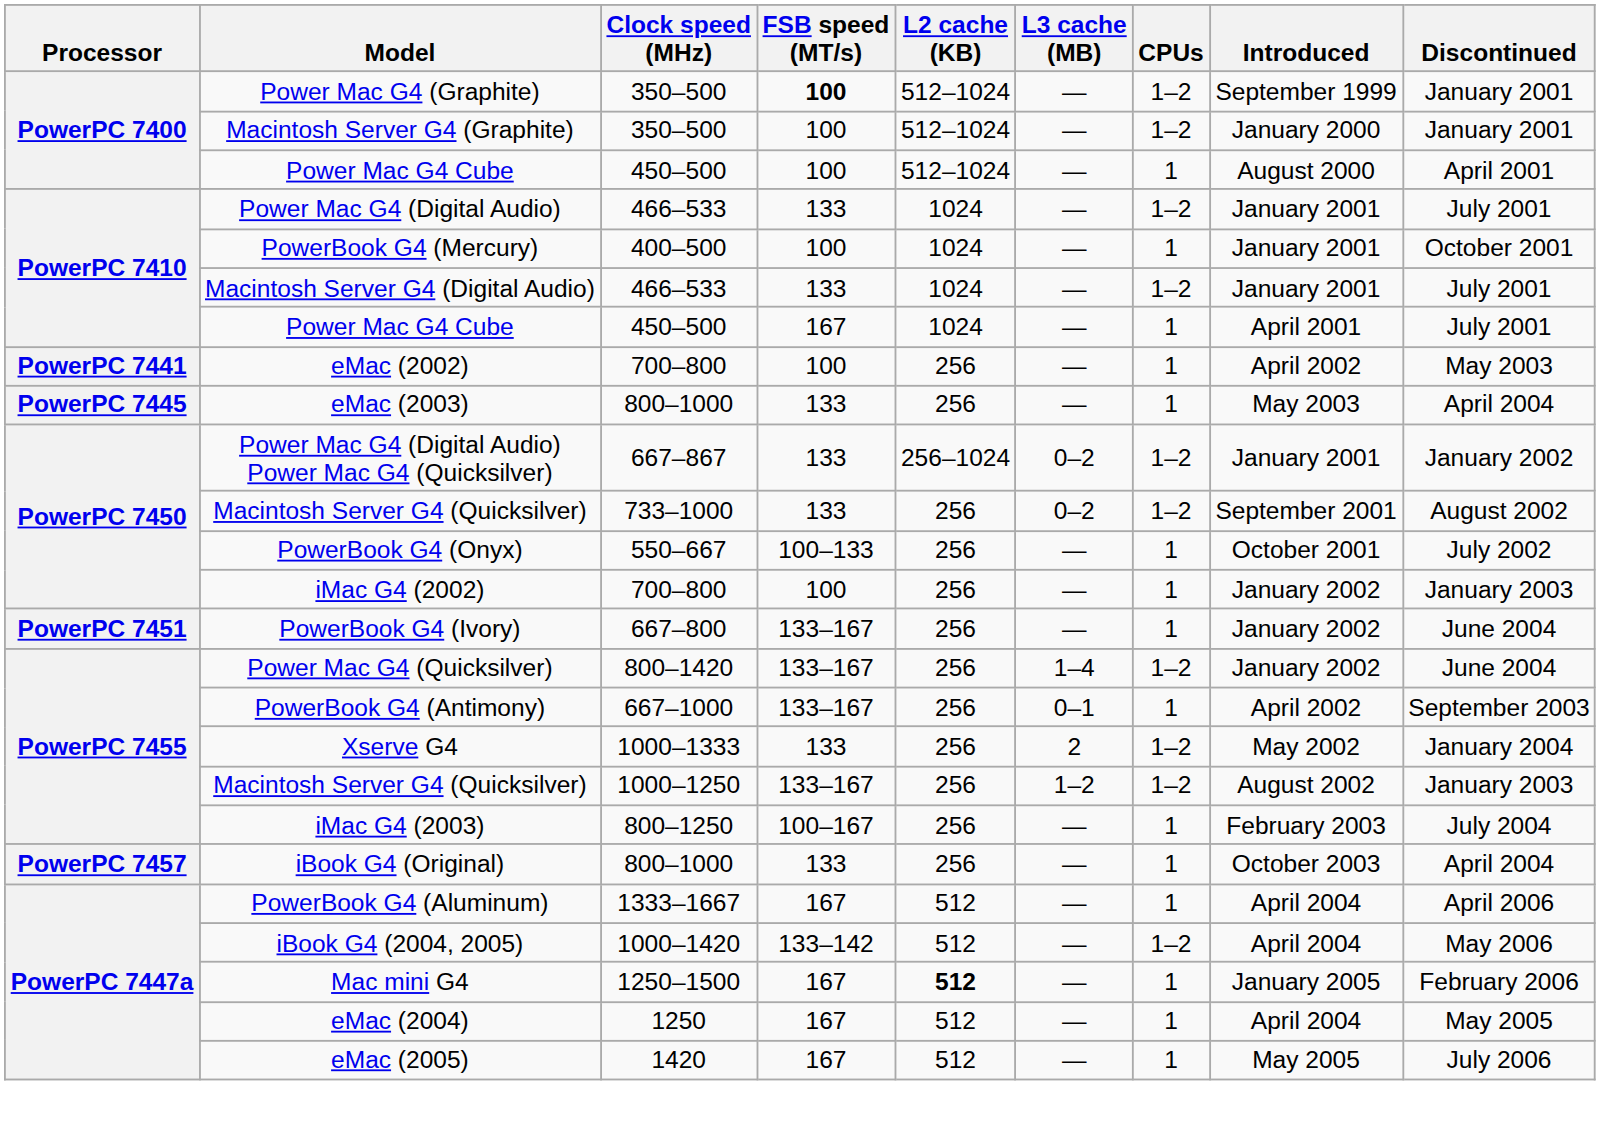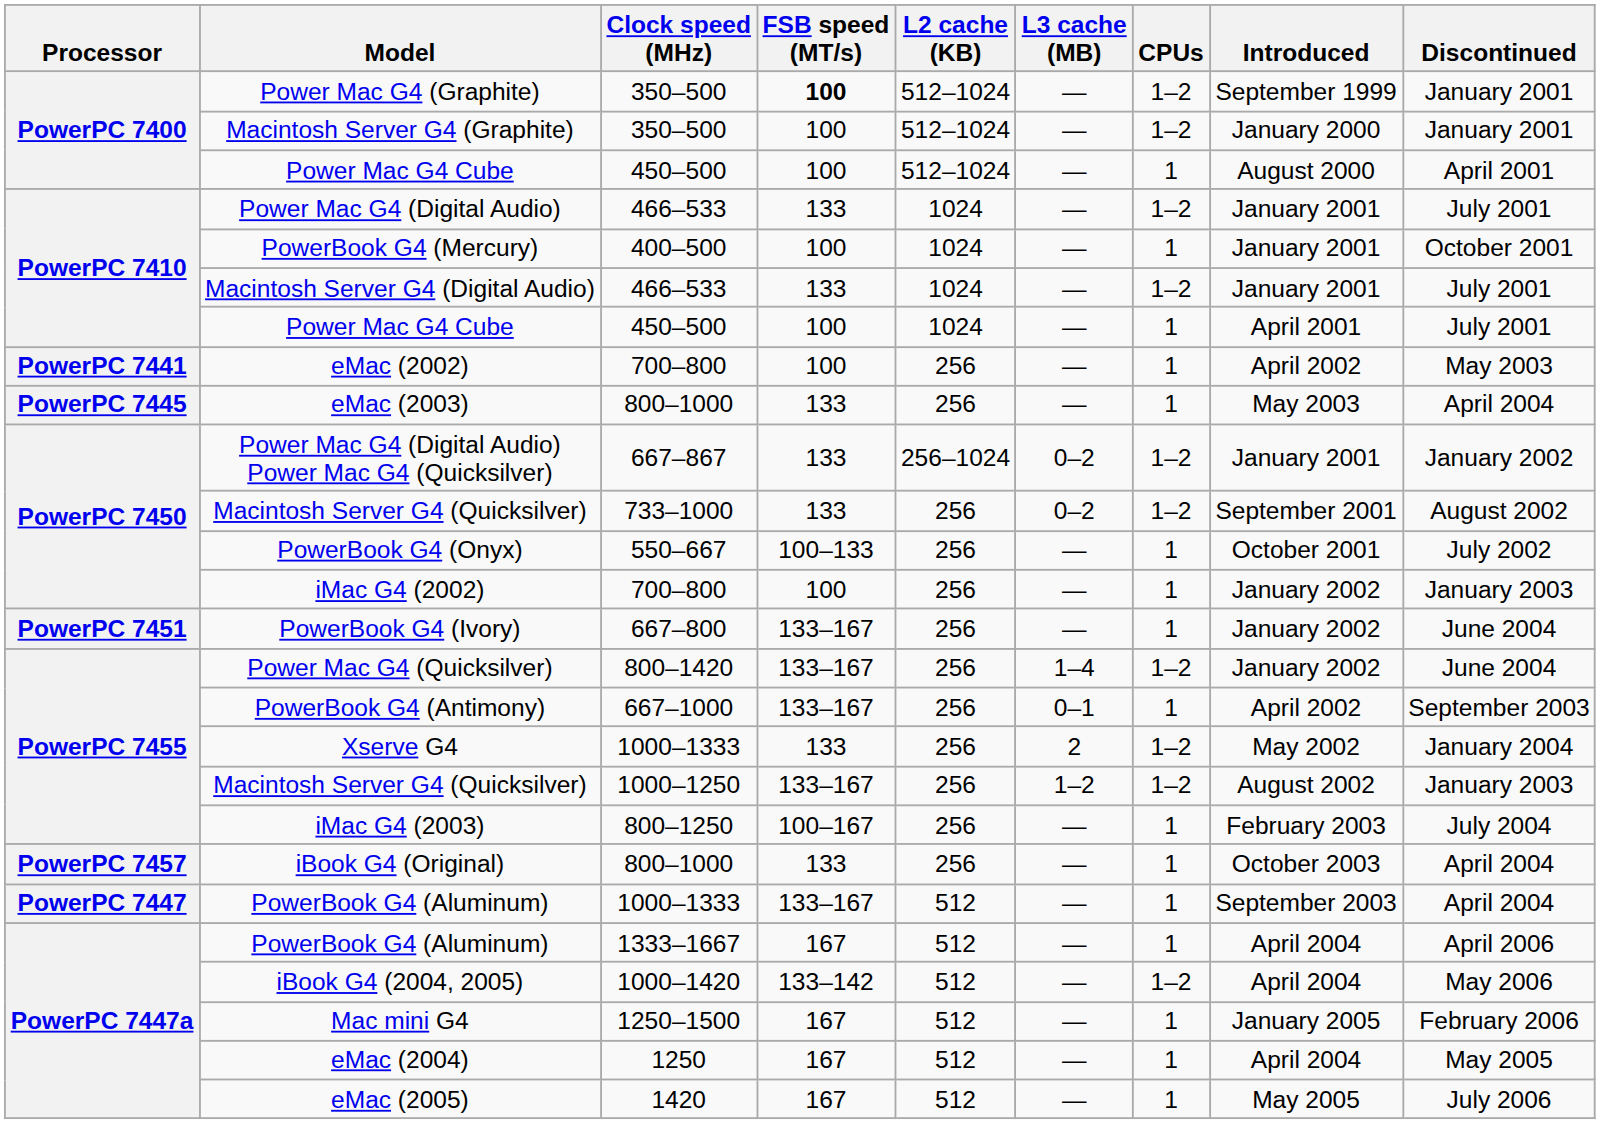(826, 327) 167 -> (826, 327) 100
+ row: (102, 904)
(956, 982) bold -> (956, 1021) normal
